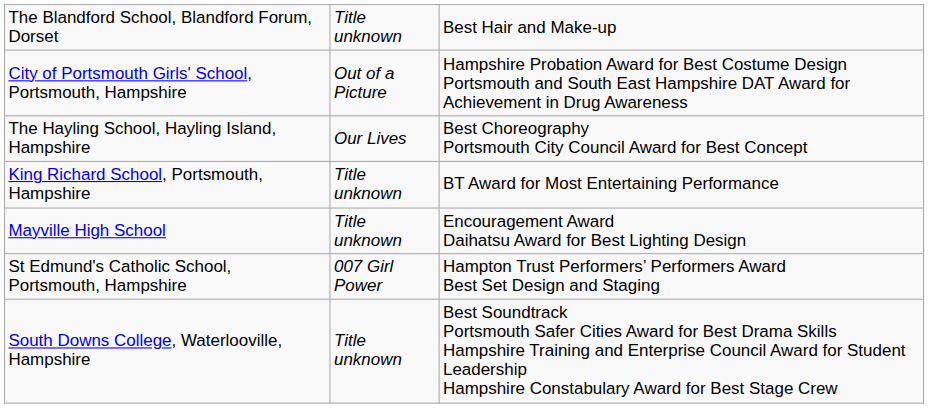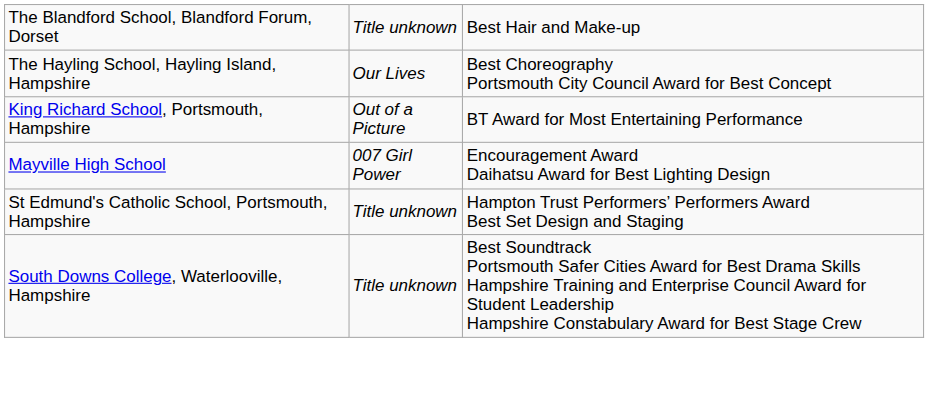- row: (130, 83)
(368, 184) Title unknown -> (383, 119) Out of a Picture
(368, 230) Title unknown -> (382, 165) 007 Girl Power
(364, 276) 007 Girl Power -> (405, 211) Title unknown
